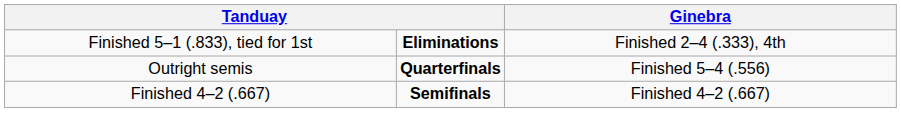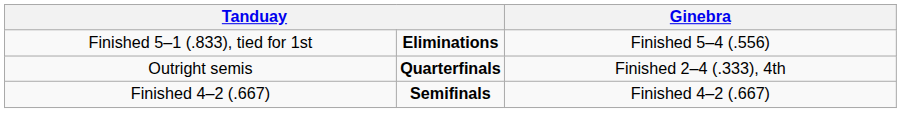(700, 42) Finished 2–4 (.333), 4th -> (700, 42) Finished 5–4 (.556)
(700, 68) Finished 5–4 (.556) -> (700, 68) Finished 2–4 (.333), 4th
